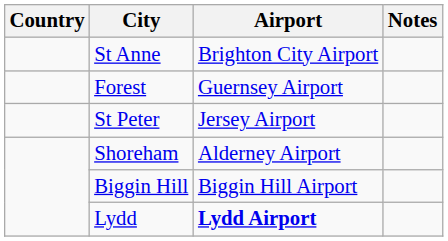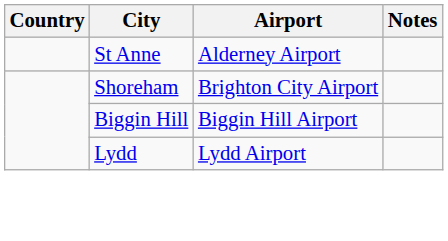(288, 53) Brighton City Airport -> (269, 53) Alderney Airport
- row: (120, 86)
- row: (127, 119)
(269, 152) Alderney Airport -> (288, 86) Brighton City Airport
(257, 218) bold -> (252, 152) normal
